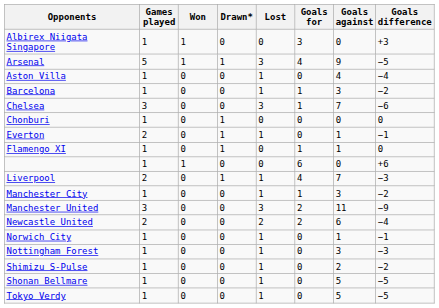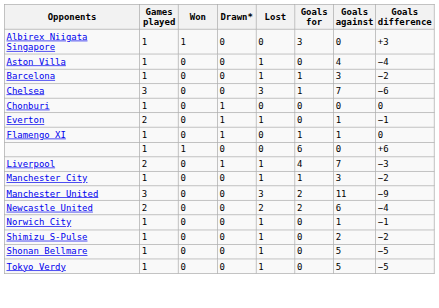- row: (25, 62)
- row: (52, 252)
